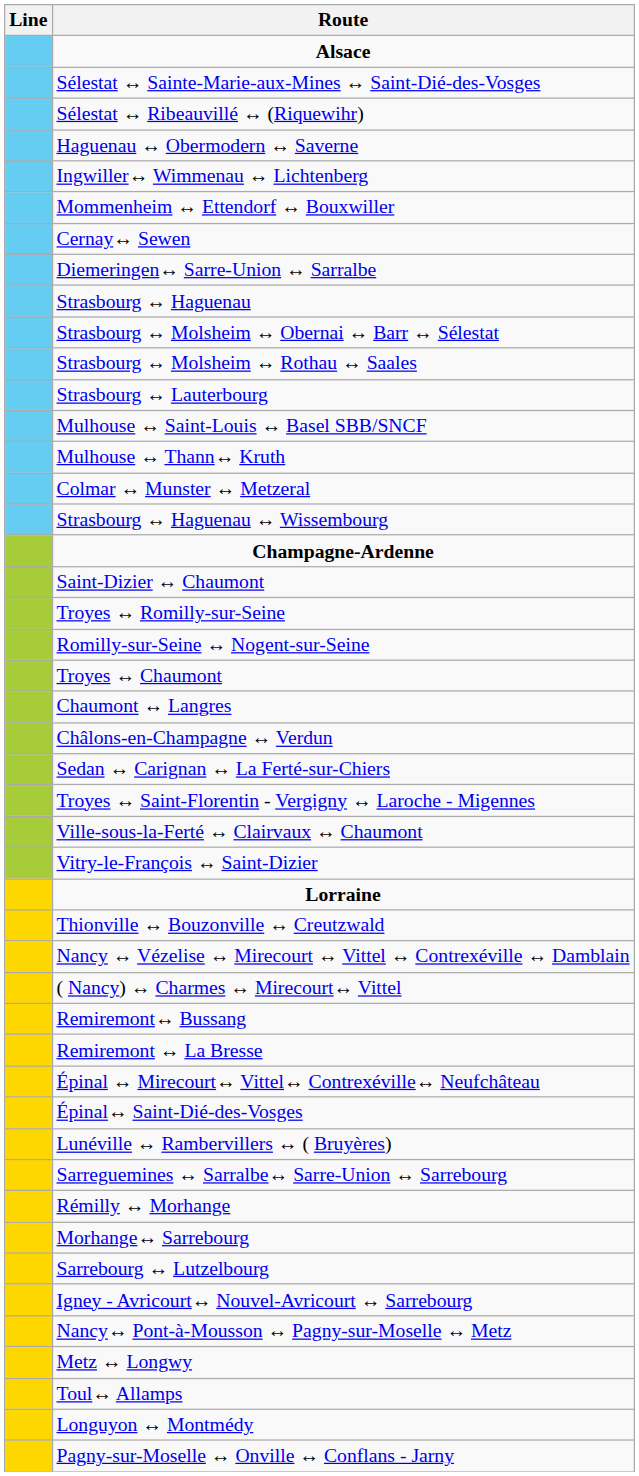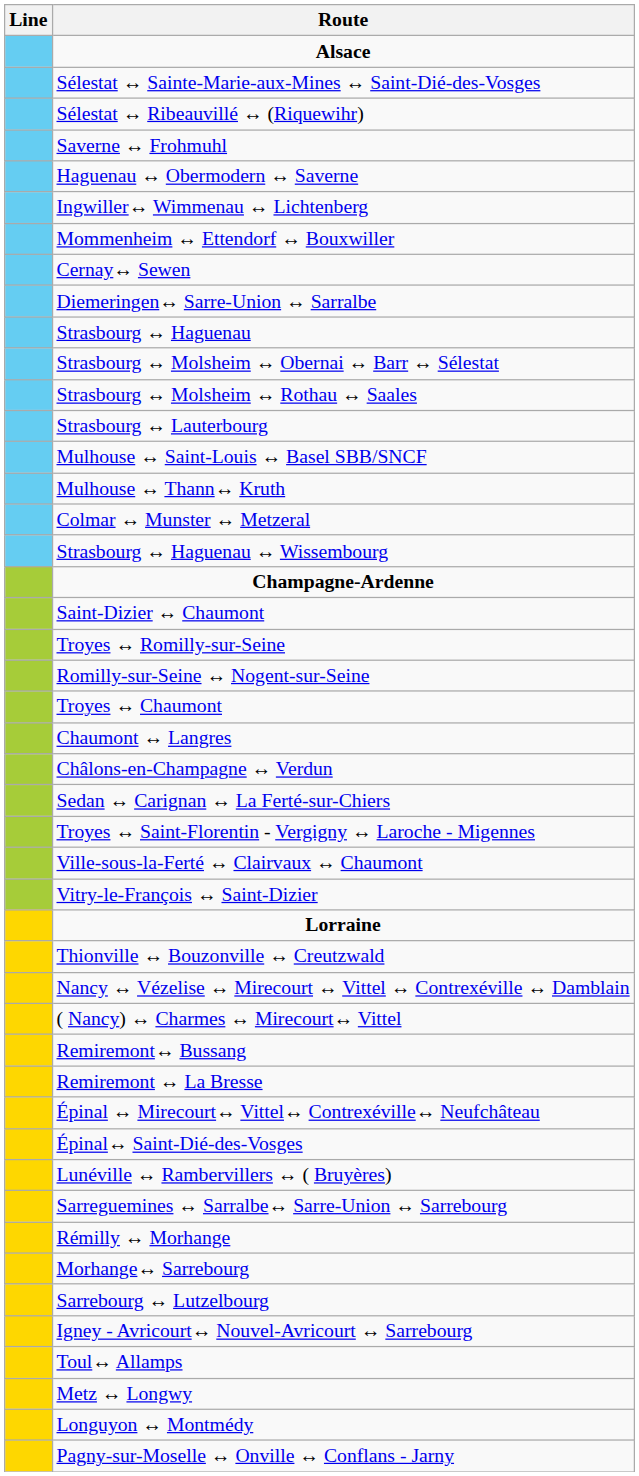+ row: (142, 144)
- row: (284, 1330)
rows swapped: (120, 1393) <-> (124, 1362)
